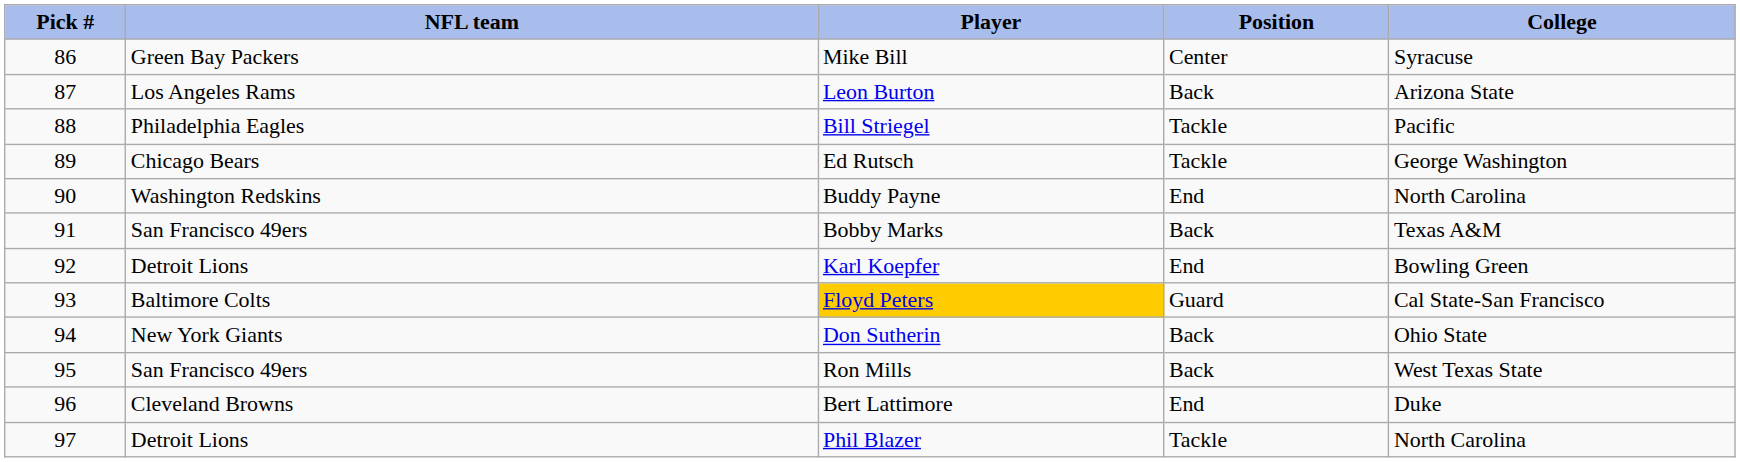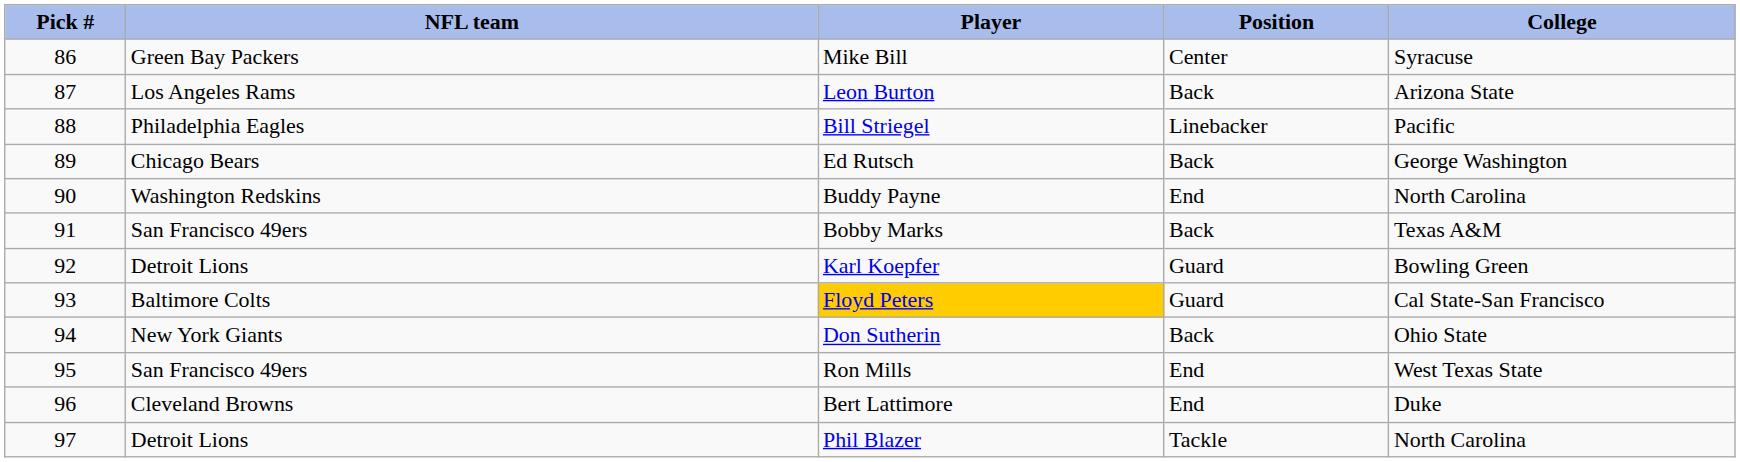(1198, 126) Tackle -> (1218, 126) Linebacker
(1198, 160) Tackle -> (1192, 160) Back
(1187, 265) End -> (1196, 265) Guard
(1192, 369) Back -> (1187, 369) End
